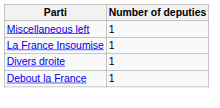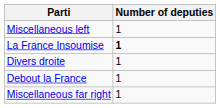(112, 45) normal -> (118, 45) bold
+ row: (59, 95)
